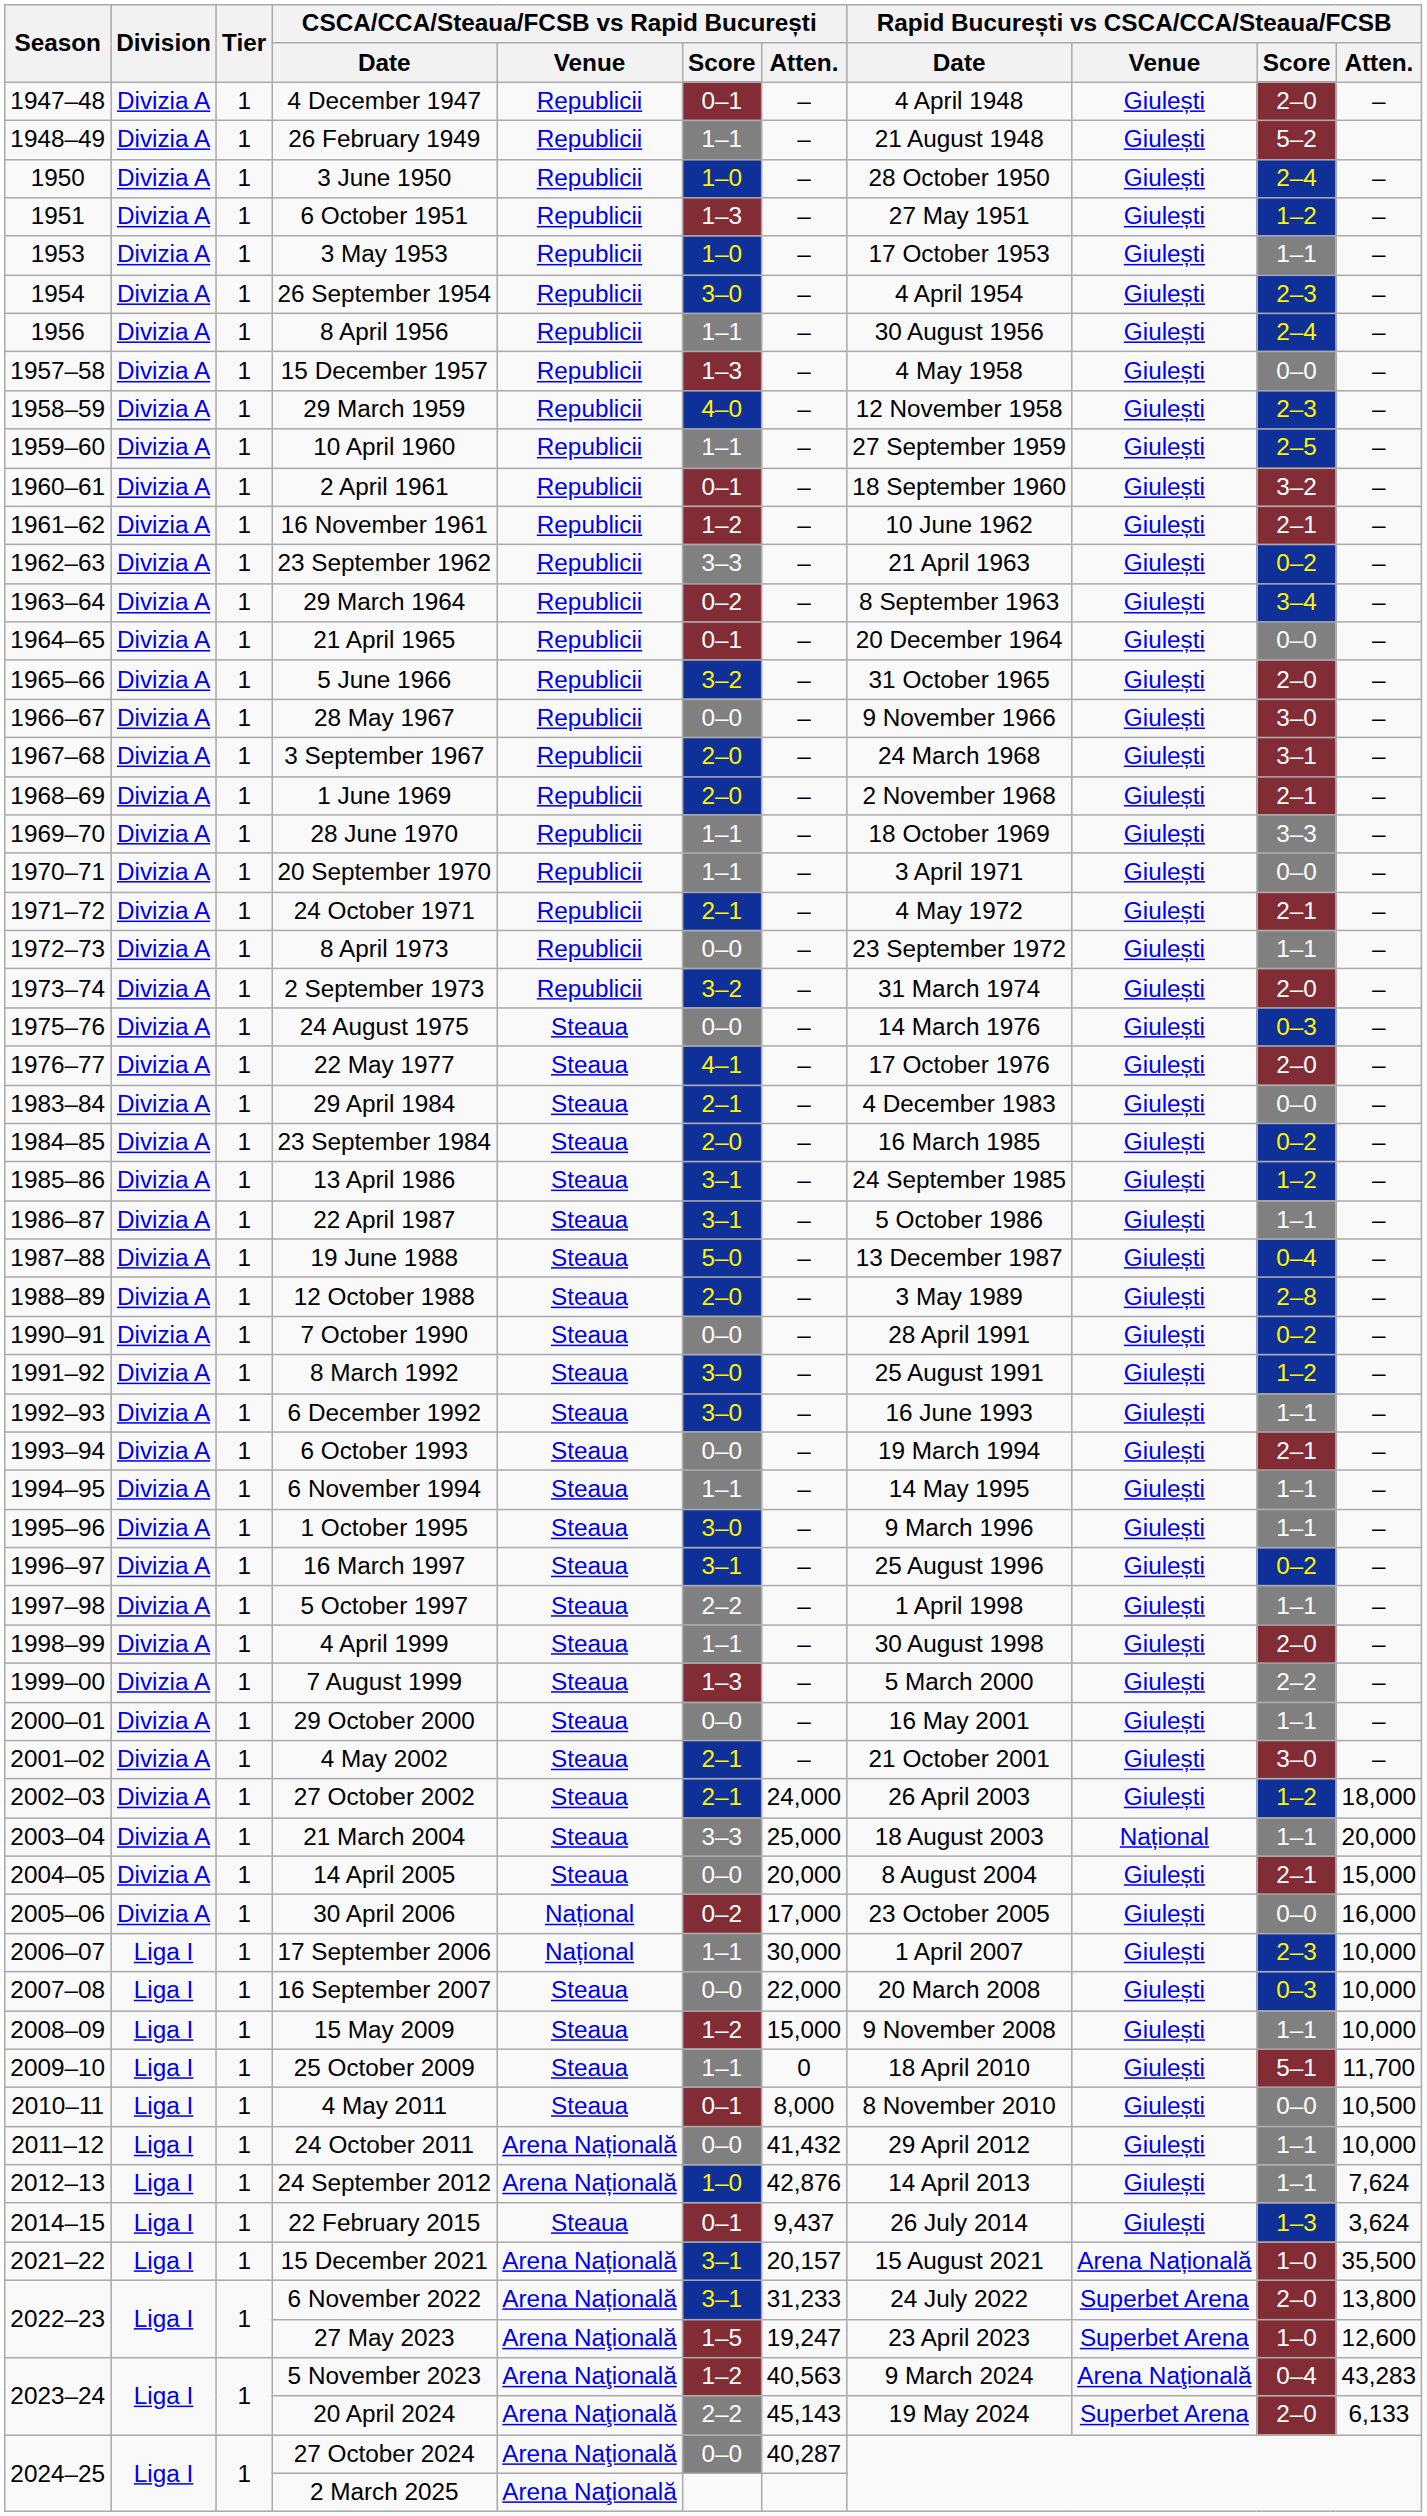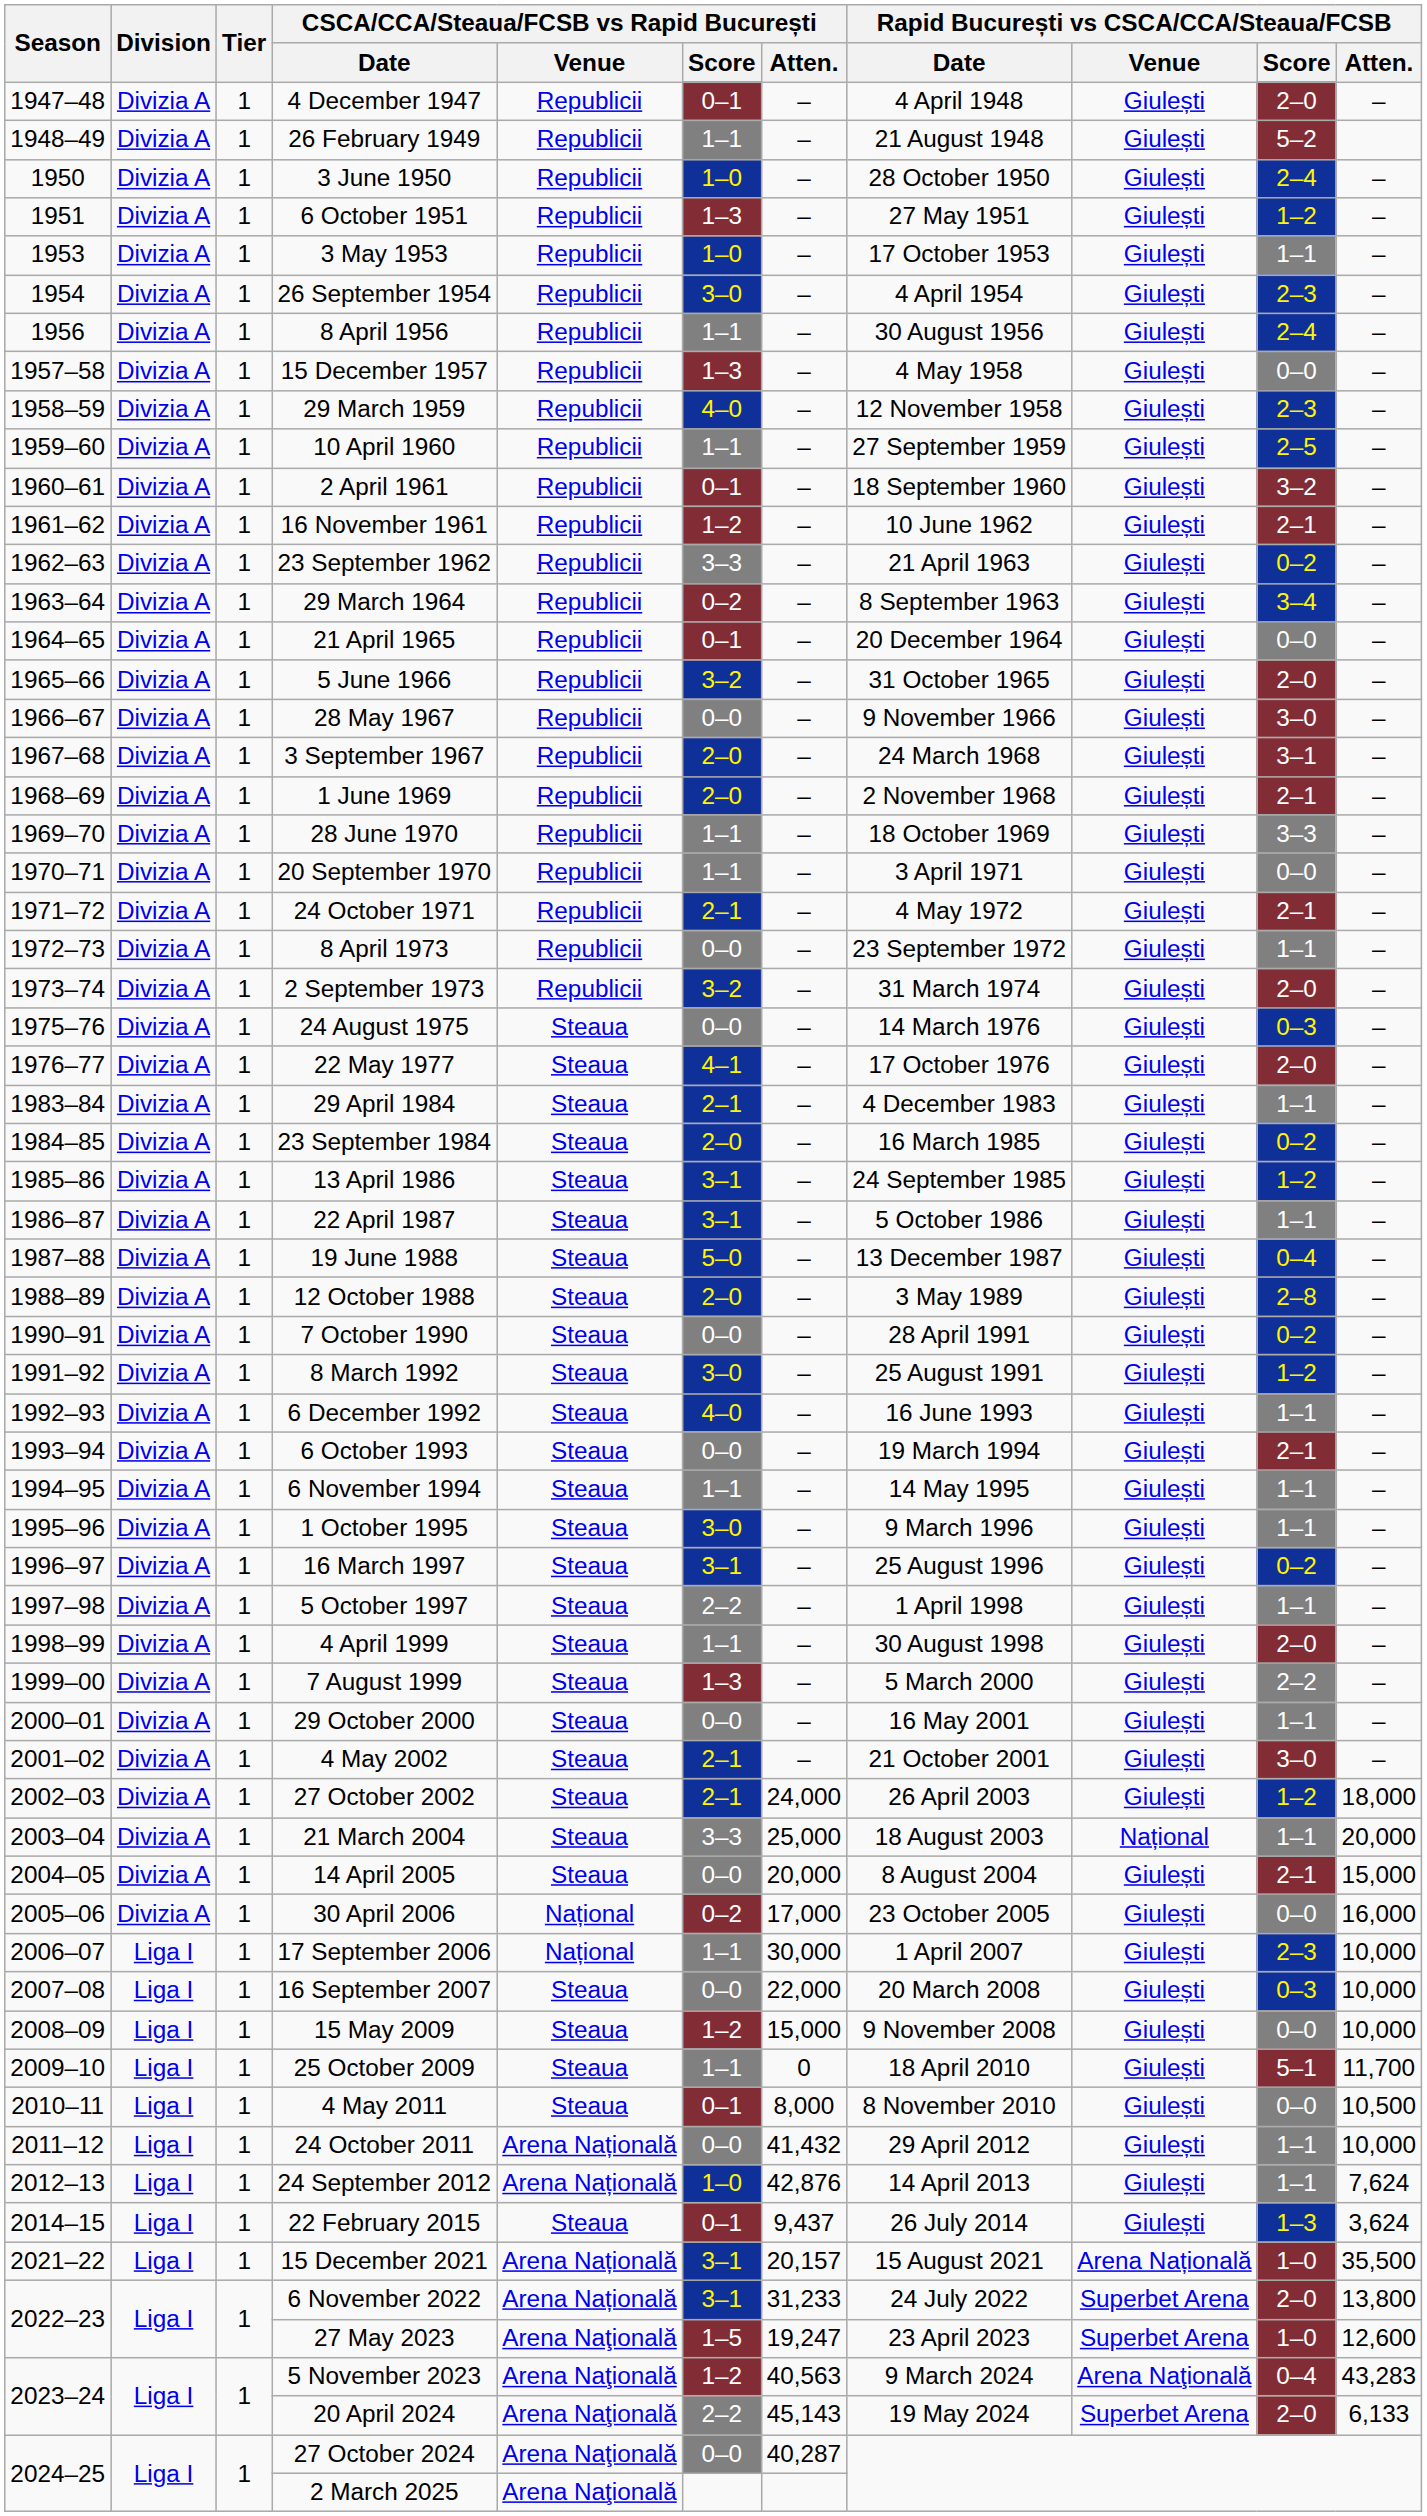(1297, 1103) 0–0 -> (1297, 1103) 1–1
(722, 1412) 3–0 -> (722, 1412) 4–0
(1297, 2029) 1–1 -> (1297, 2029) 0–0
